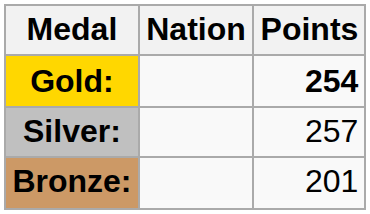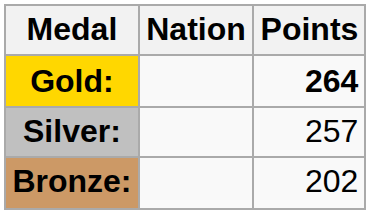(332, 80) 254 -> (332, 80) 264
(332, 182) 201 -> (332, 182) 202
